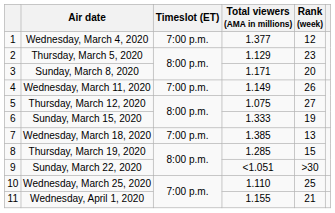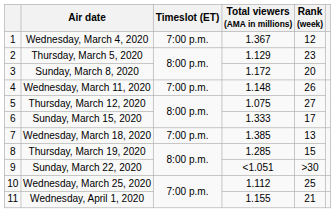(258, 39) 1.377 -> (258, 39) 1.367
(258, 71) 1.171 -> (258, 71) 1.172
(258, 87) 1.149 -> (258, 87) 1.148
(310, 119) 19 -> (310, 119) 17
(258, 183) 1.110 -> (258, 183) 1.112
